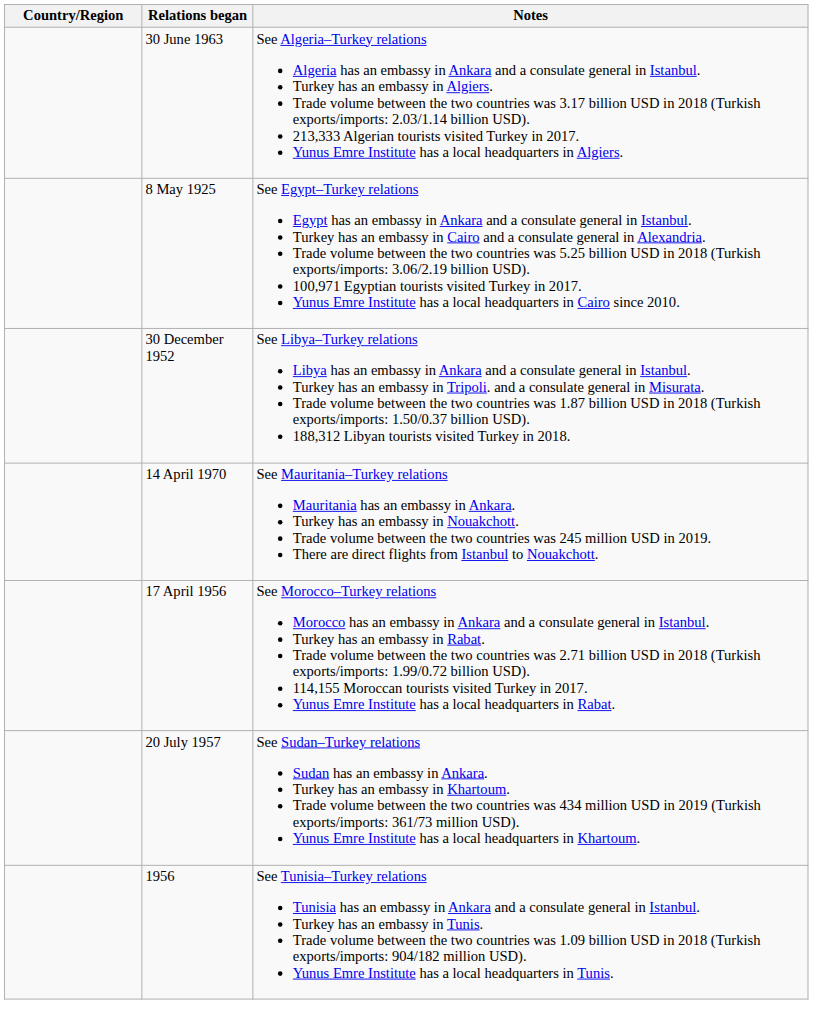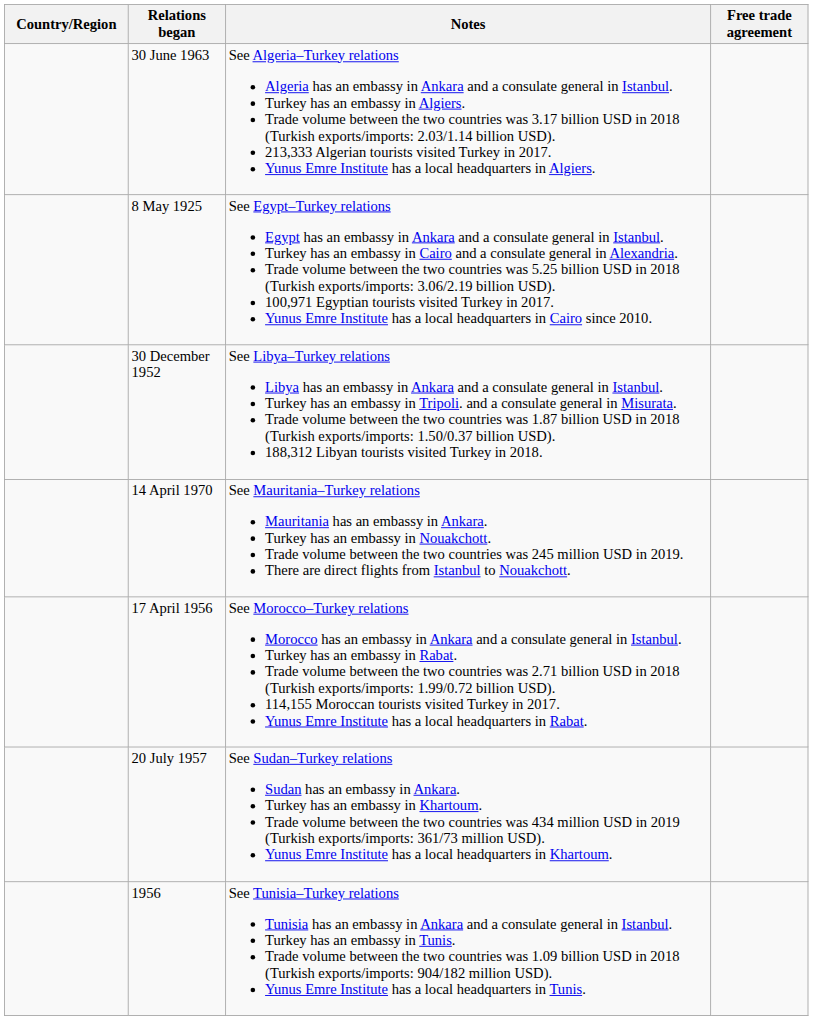+ column: (759, 24)
